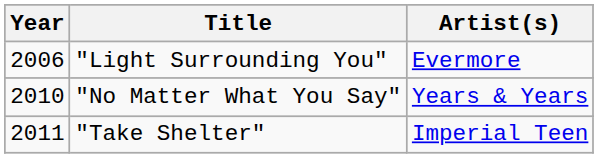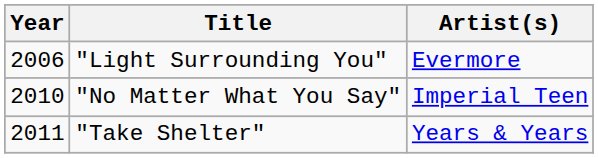(500, 97) Years & Years -> (500, 97) Imperial Teen
(500, 134) Imperial Teen -> (500, 134) Years & Years
